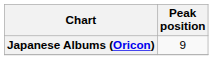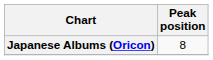(183, 45) 9 -> (183, 45) 8
